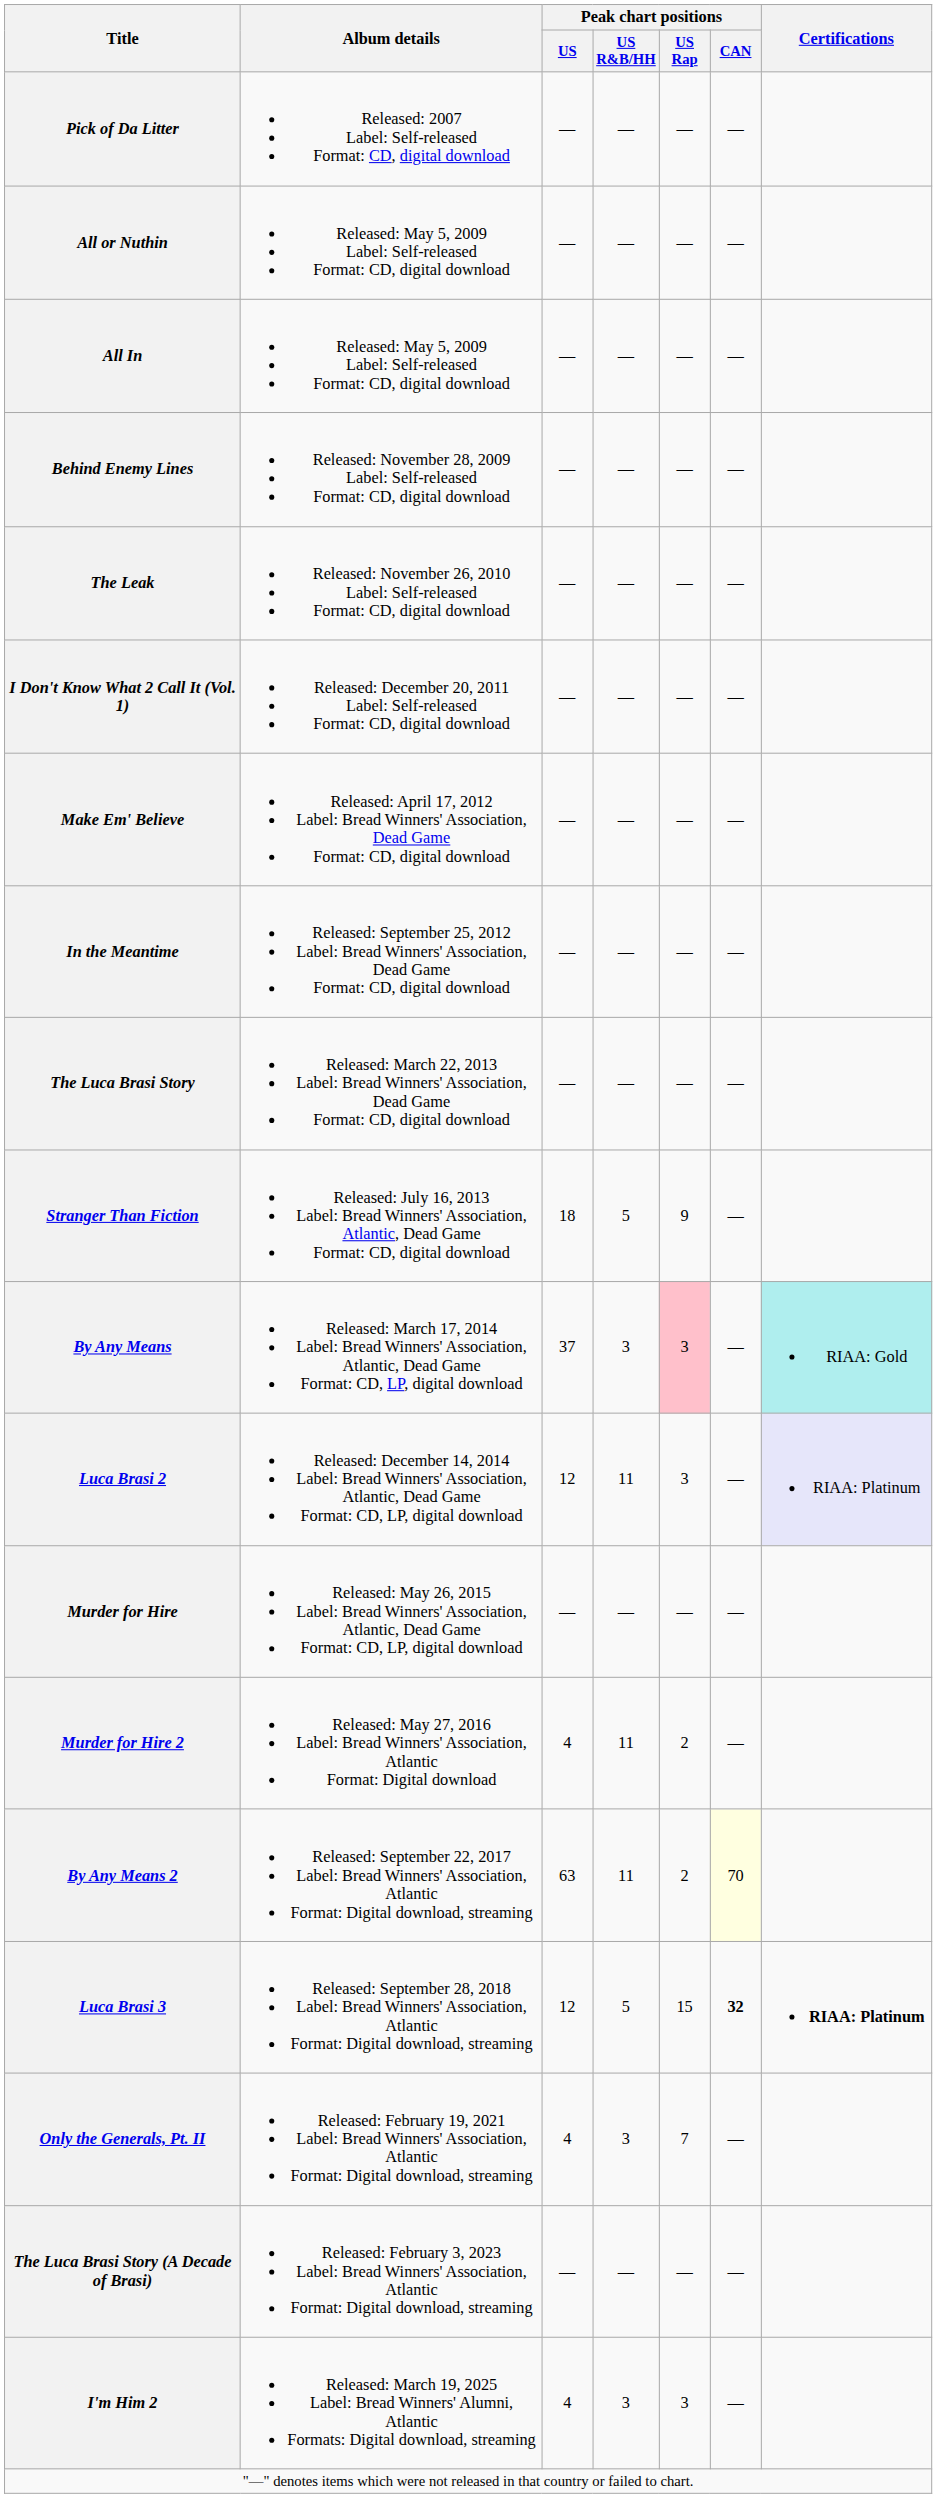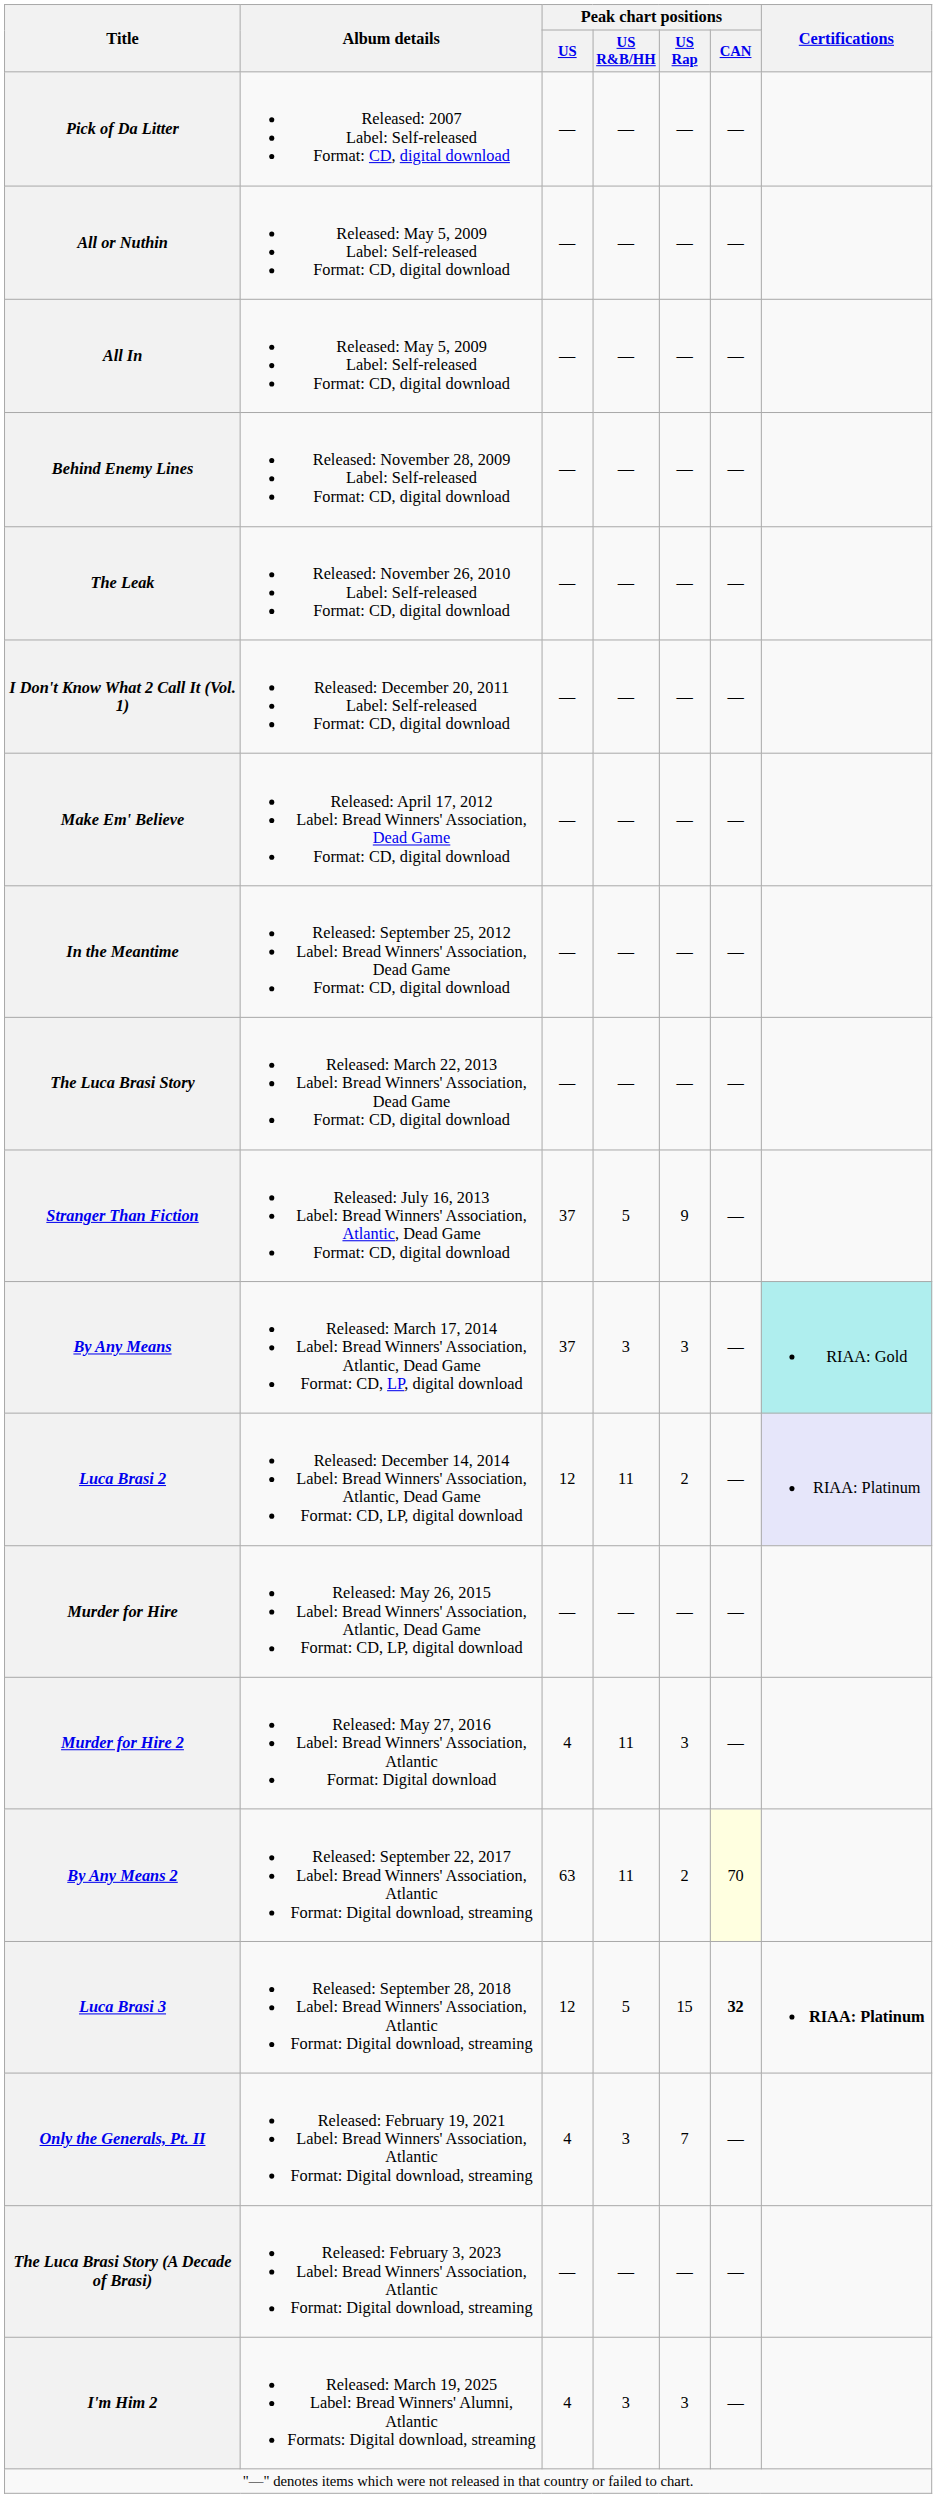(567, 1215) 18 -> (567, 1215) 37
(685, 1347) pink background -> (685, 1347) no background
(685, 1479) 3 -> (685, 1479) 2
(685, 1743) 2 -> (685, 1743) 3
